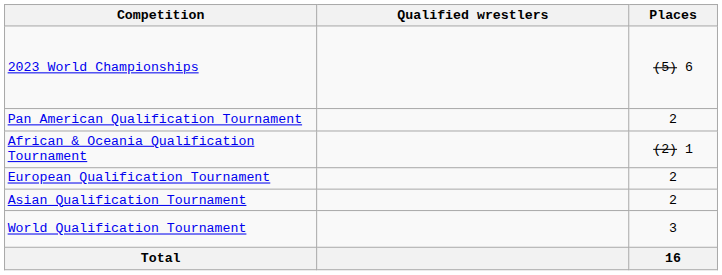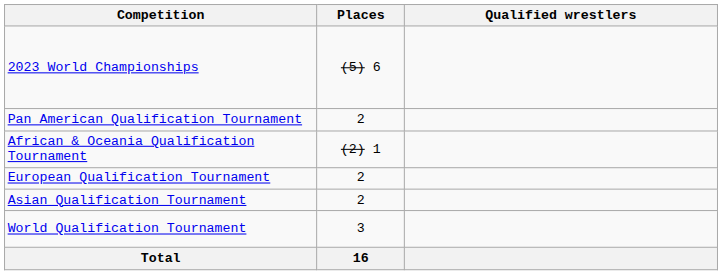columns swapped: (673, 15) <-> (473, 15)
